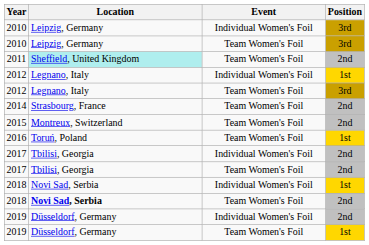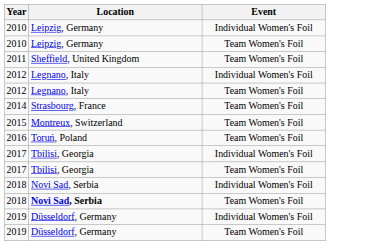- column: (345, 12)
(85, 59) paleturquoise background -> (85, 59) no background
